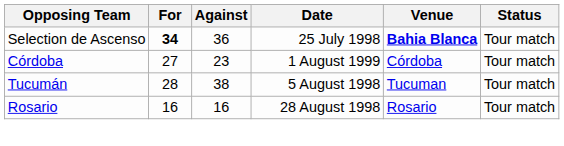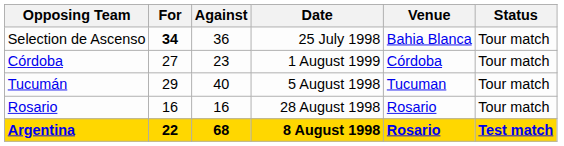(432, 38) bold -> (429, 38) normal
(170, 84) 28 -> (170, 84) 29
(221, 84) 38 -> (221, 84) 40
+ row: (41, 130)
